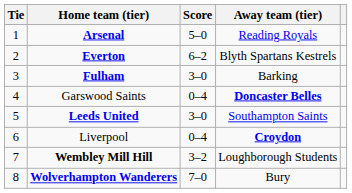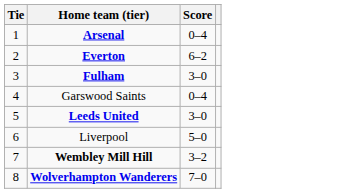- column: (278, 14)
(198, 34) 5–0 -> (198, 34) 0–4
(198, 136) 0–4 -> (198, 136) 5–0
